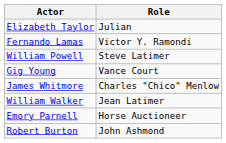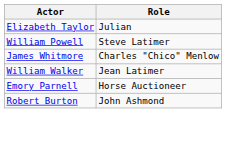- row: (45, 41)
- row: (31, 71)
